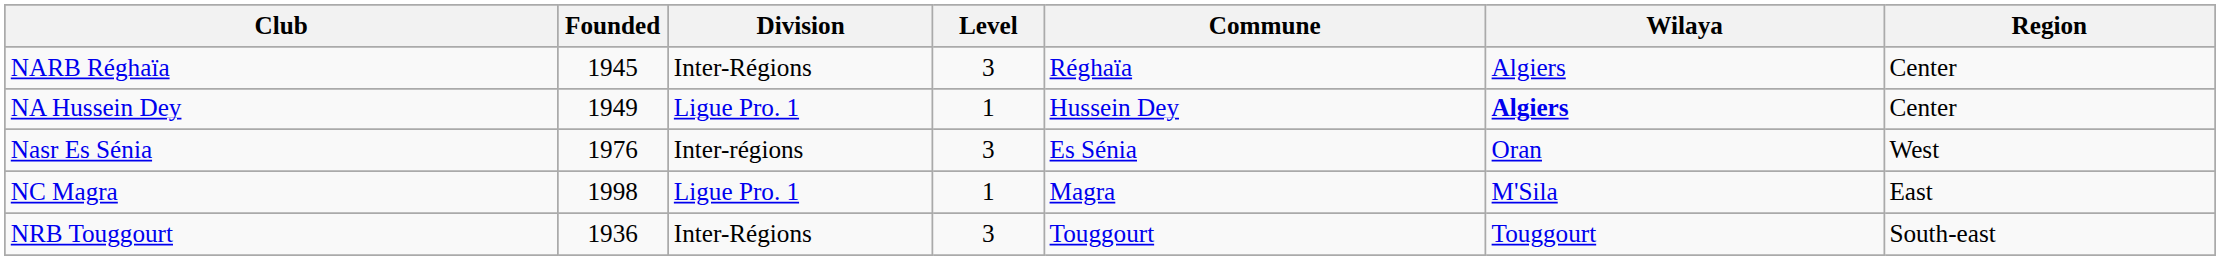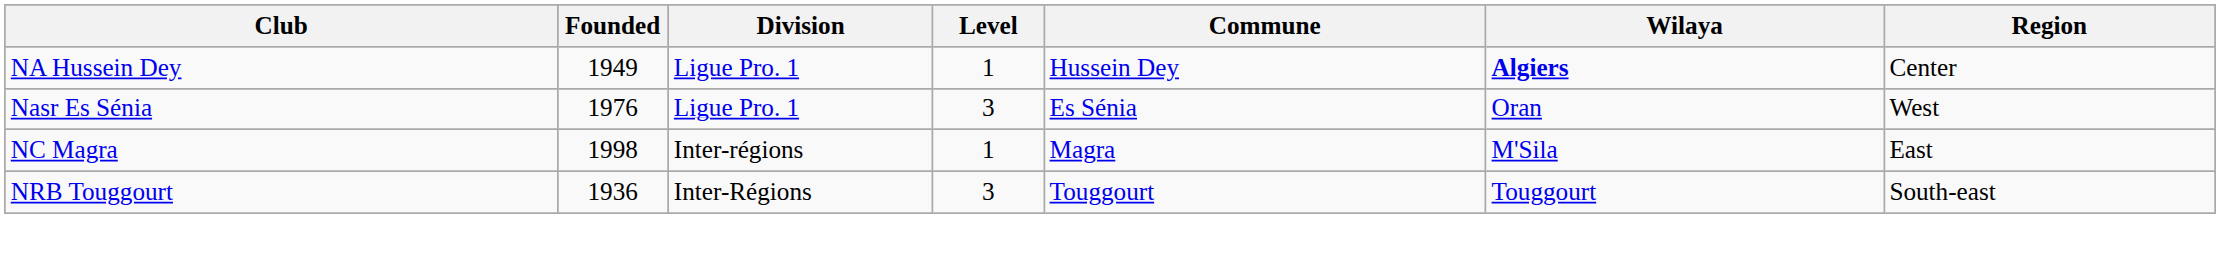- row: (90, 67)
(739, 150) Inter-régions -> (736, 108) Ligue Pro. 1
(736, 191) Ligue Pro. 1 -> (739, 150) Inter-régions
